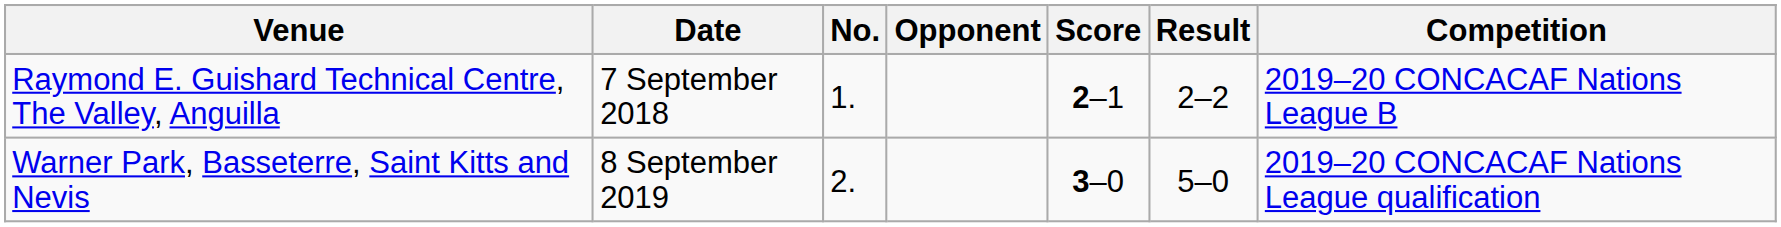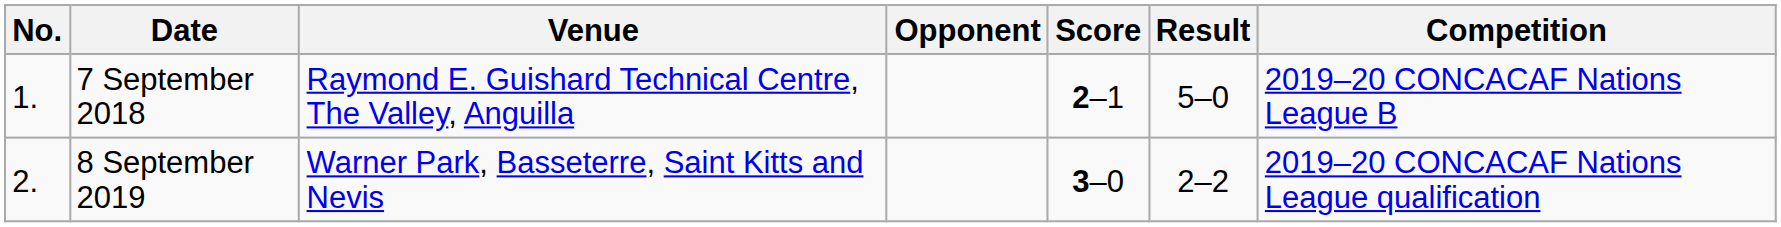columns swapped: (855, 30) <-> (299, 30)
(1203, 96) 2–2 -> (1203, 96) 5–0
(1203, 180) 5–0 -> (1203, 180) 2–2
